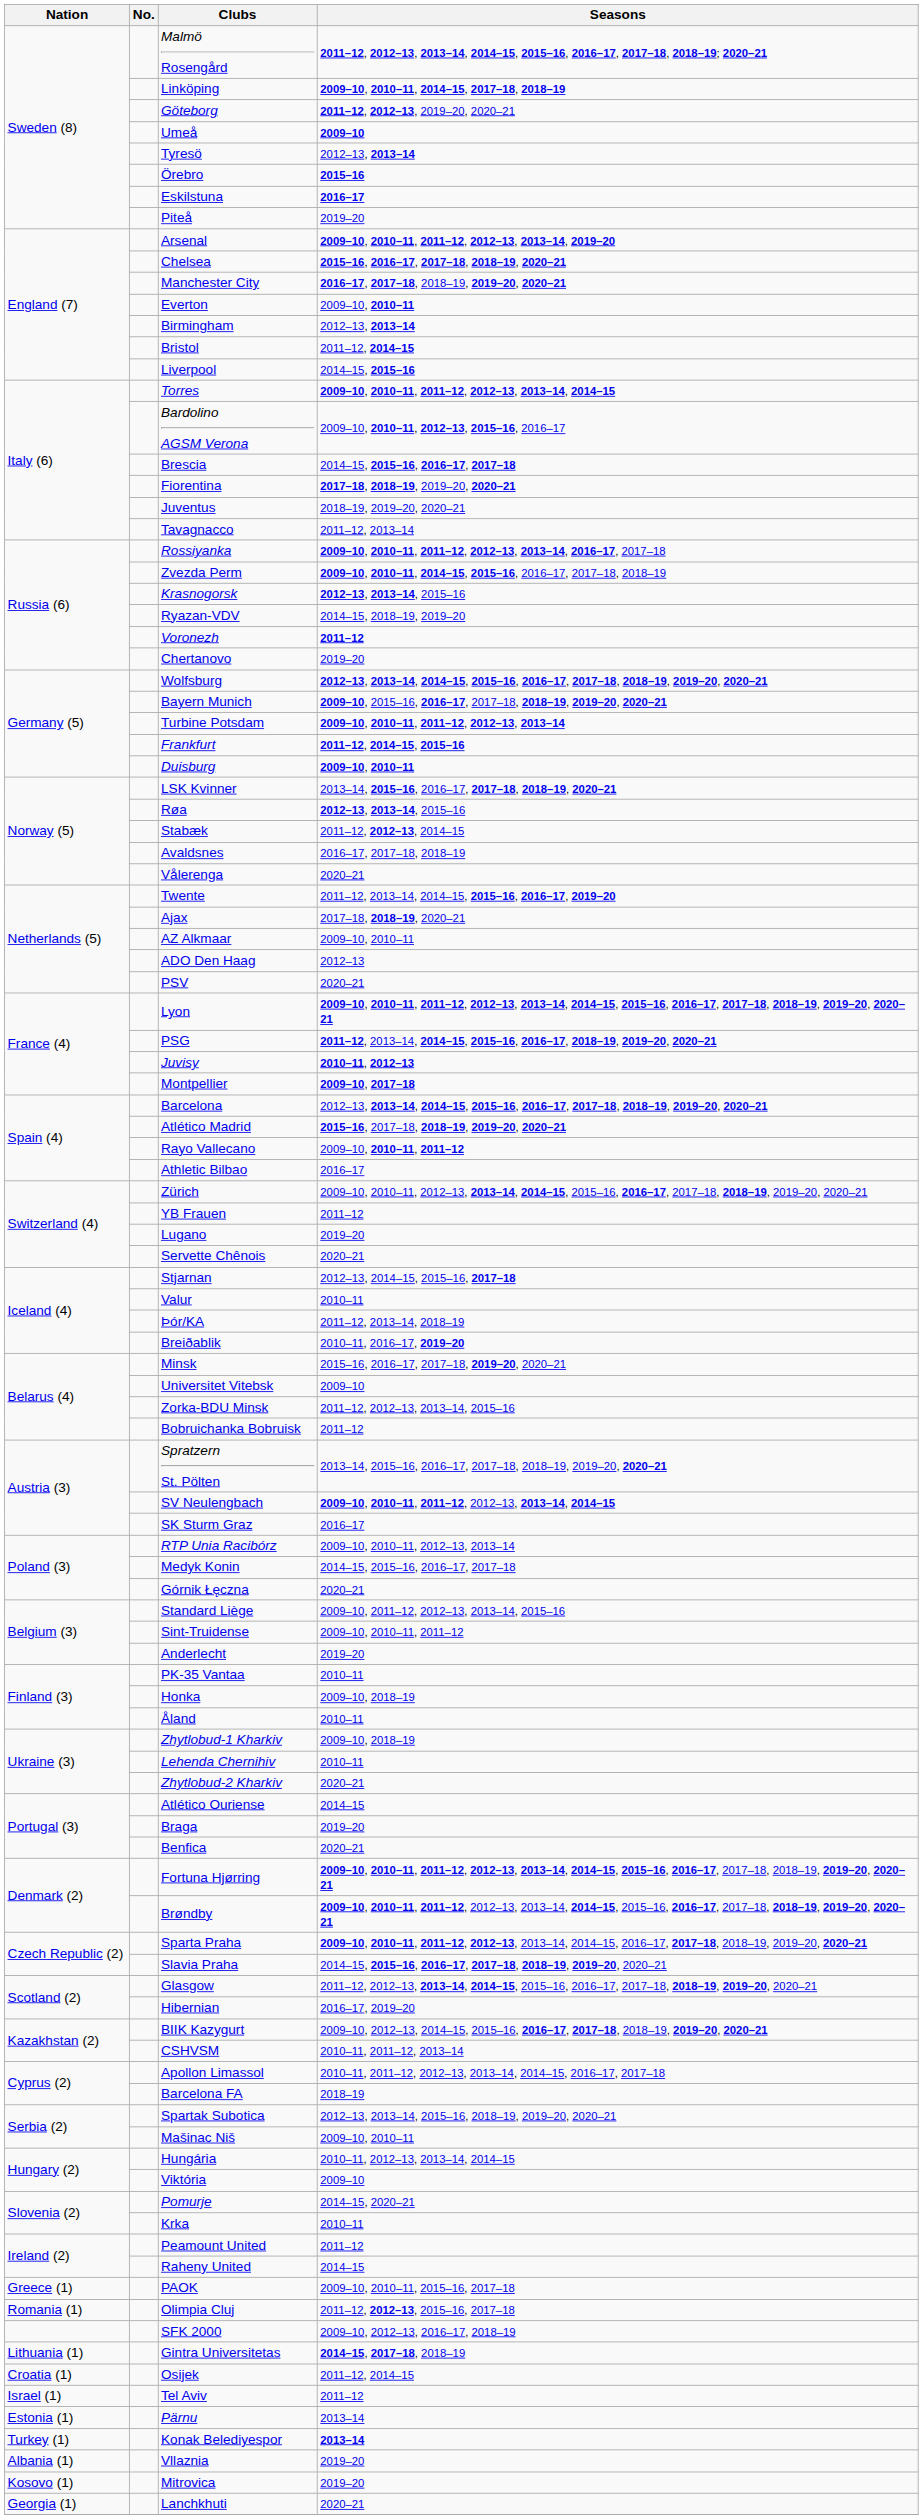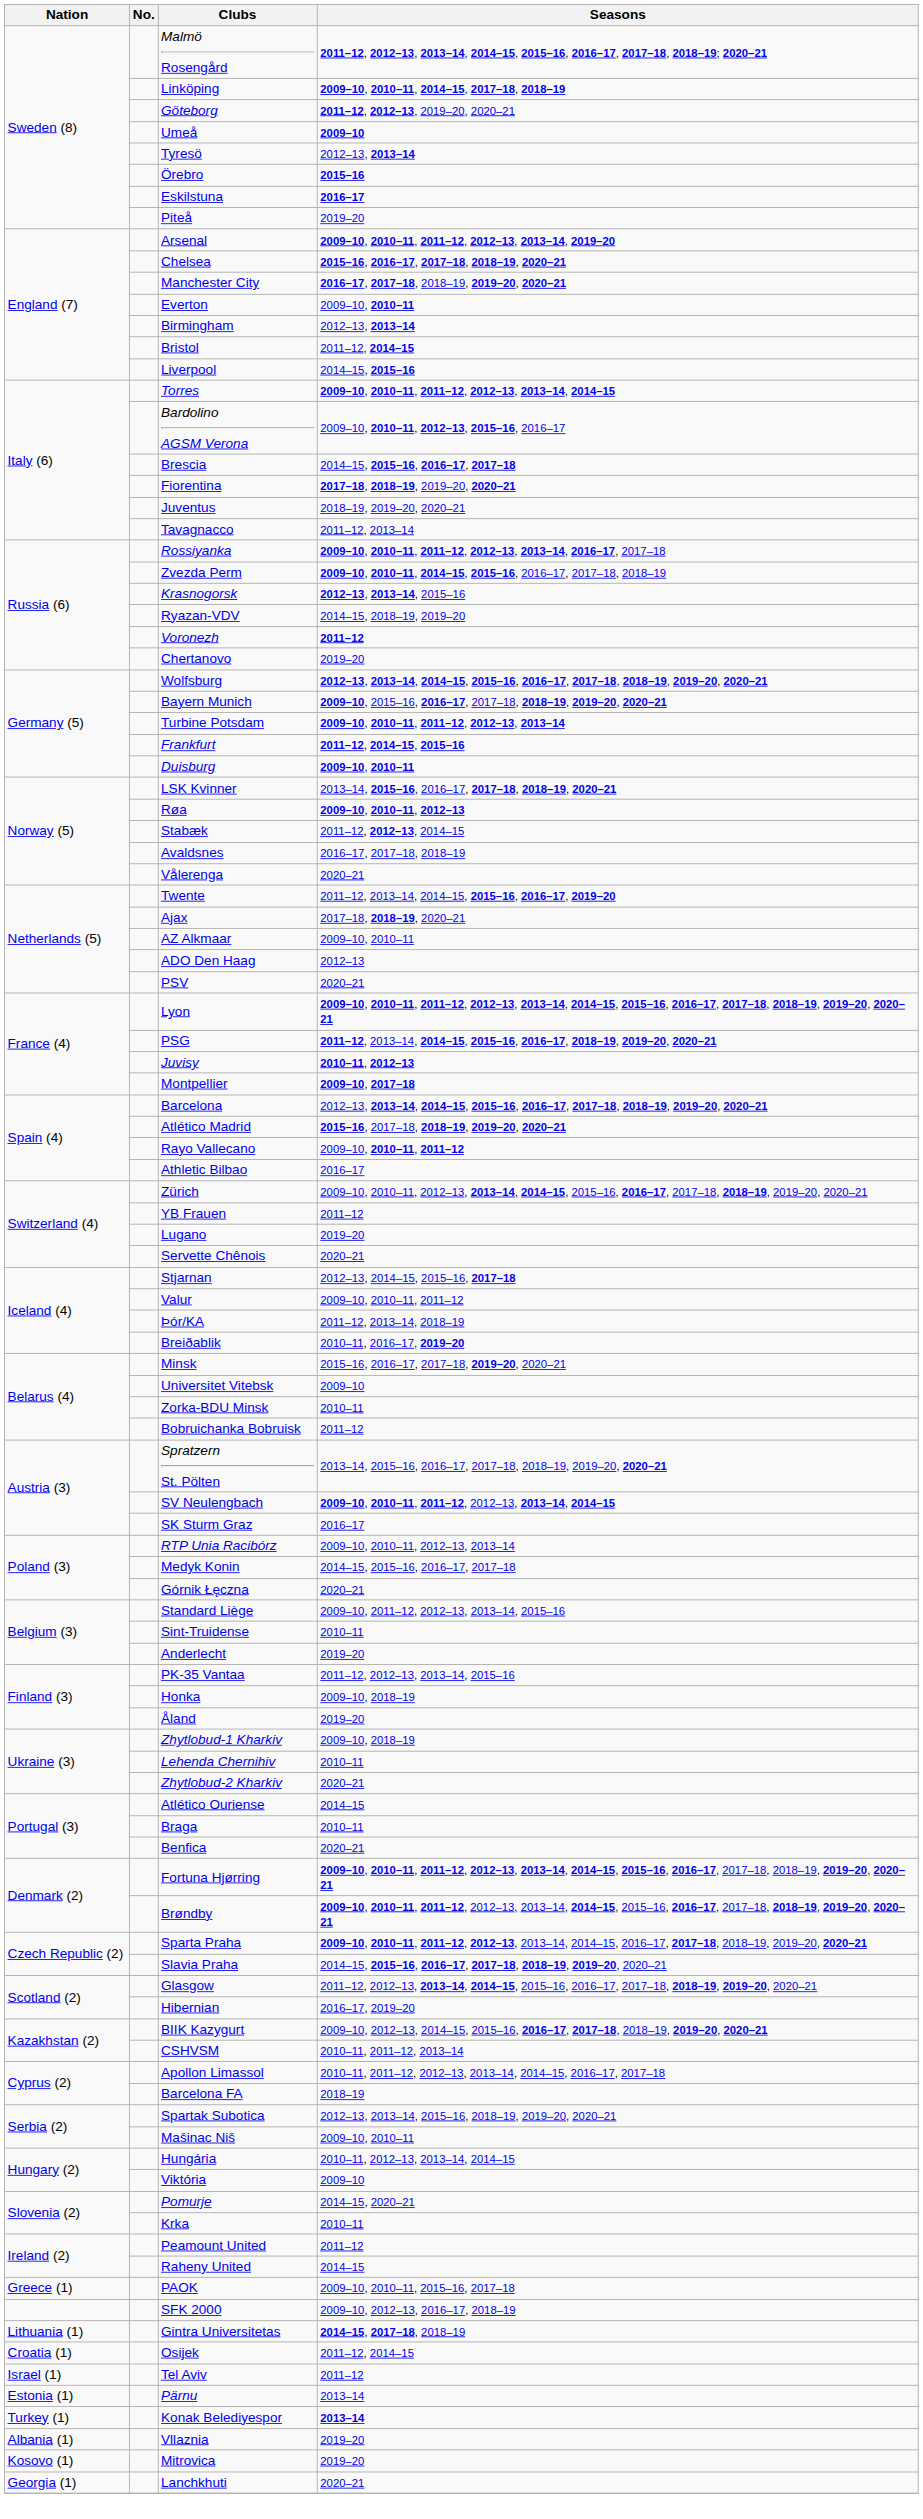(393, 810) 2012–13, 2013–14, 2015–16 -> (392, 810) 2009–10, 2010–11, 2012–13
(342, 1300) 2010–11 -> (392, 1300) 2009–10, 2010–11, 2011–12
(418, 1408) 2011–12, 2012–13, 2013–14, 2015–16 -> (342, 1408) 2010–11
(392, 1633) 2009–10, 2010–11, 2011–12 -> (342, 1633) 2010–11
(342, 1676) 2010–11 -> (418, 1676) 2011–12, 2012–13, 2013–14, 2015–16
(342, 1719) 2010–11 -> (342, 1719) 2019–20
(342, 1827) 2019–20 -> (342, 1827) 2010–11
- row: (198, 2309)
